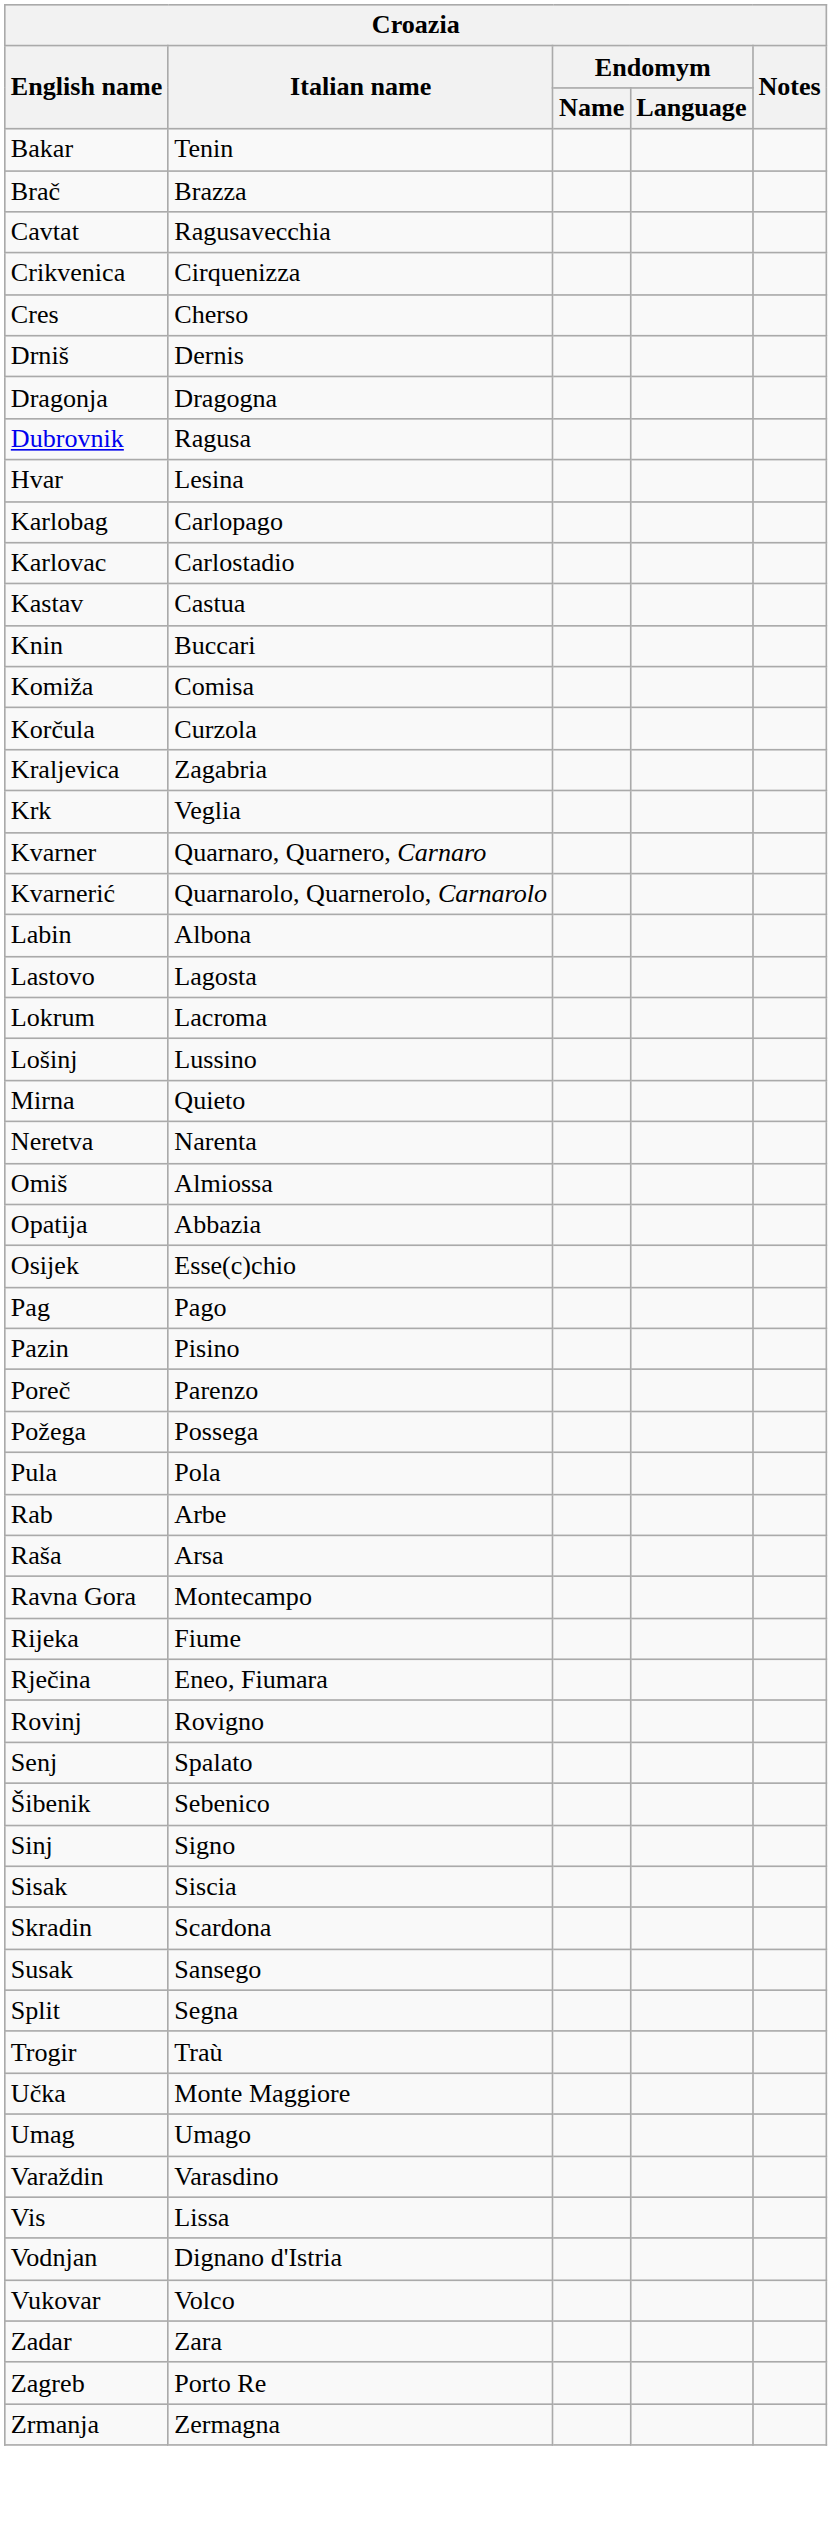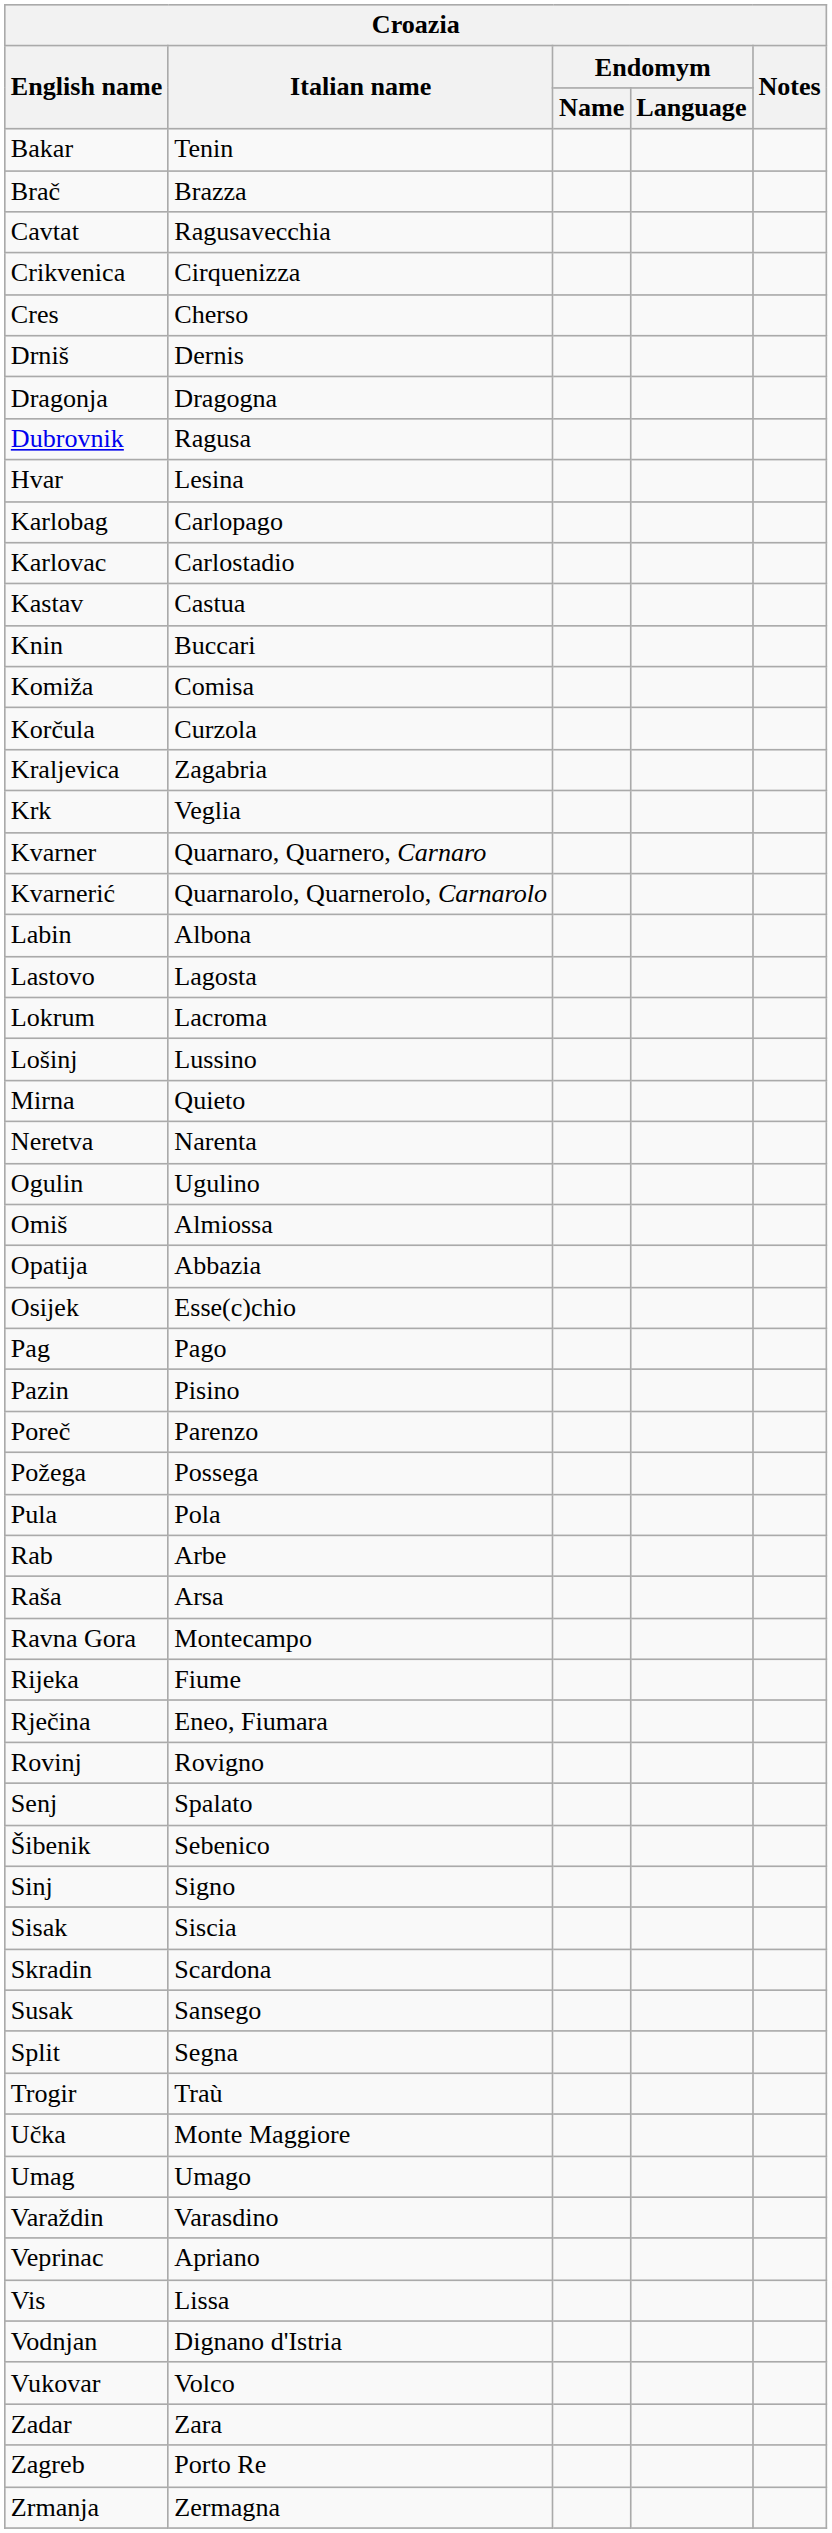+ row: (47, 1183)
+ row: (57, 2258)
